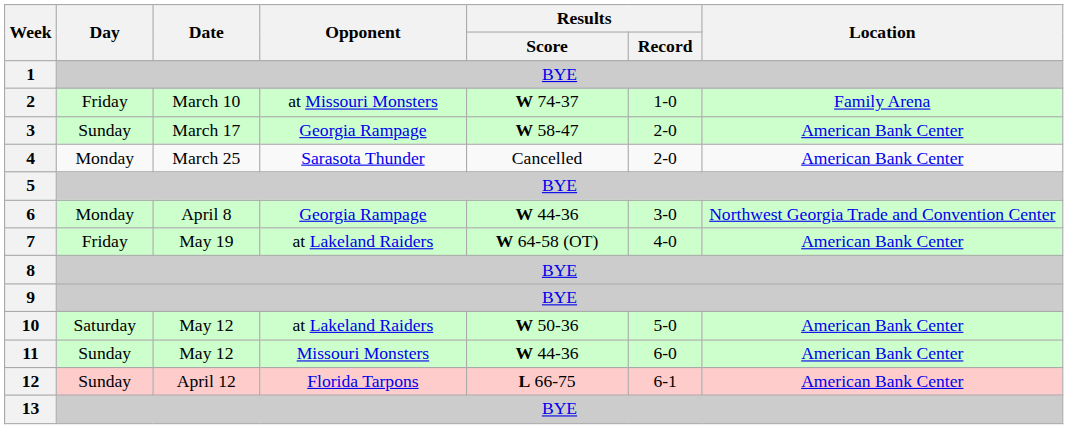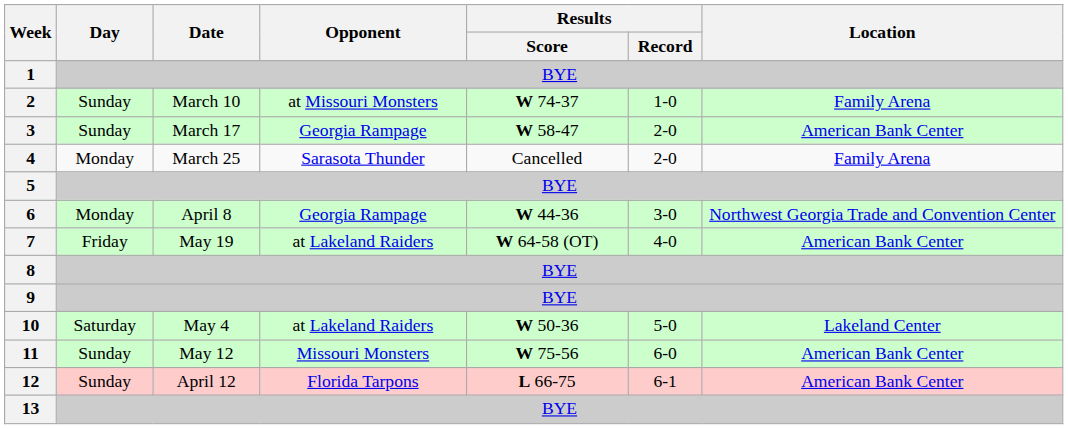(105, 102) Friday -> (105, 102) Sunday
(882, 158) American Bank Center -> (882, 158) Family Arena
(206, 325) May 12 -> (206, 325) May 4
(882, 325) American Bank Center -> (882, 325) Lakeland Center
(547, 353) W 44-36 -> (547, 353) W 75-56
